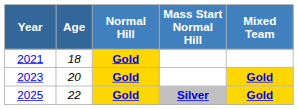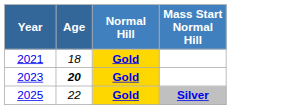- column: (260, 27)
(74, 77) normal -> (74, 77) bold
